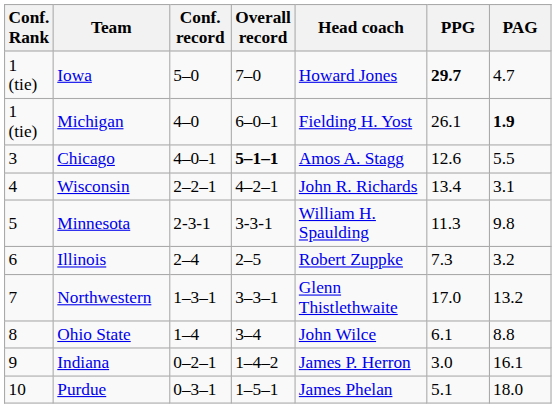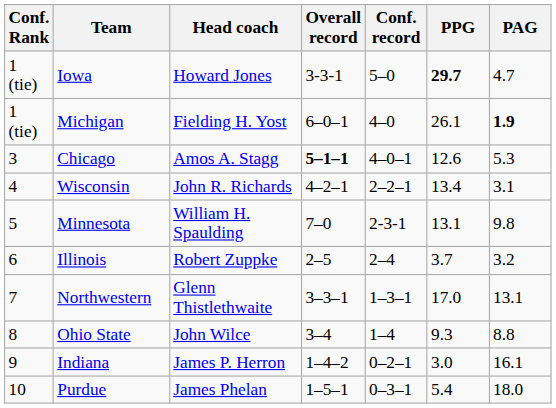columns swapped: (361, 27) <-> (200, 27)
(248, 74) 7–0 -> (324, 74) 3-3-1
(504, 158) 5.5 -> (504, 158) 5.3
(254, 223) 3-3-1 -> (318, 223) 7–0
(446, 223) 11.3 -> (446, 223) 13.1
(442, 260) 7.3 -> (442, 260) 3.7
(508, 297) 13.2 -> (508, 297) 13.1
(442, 334) 6.1 -> (442, 334) 9.3
(442, 389) 5.1 -> (442, 389) 5.4
